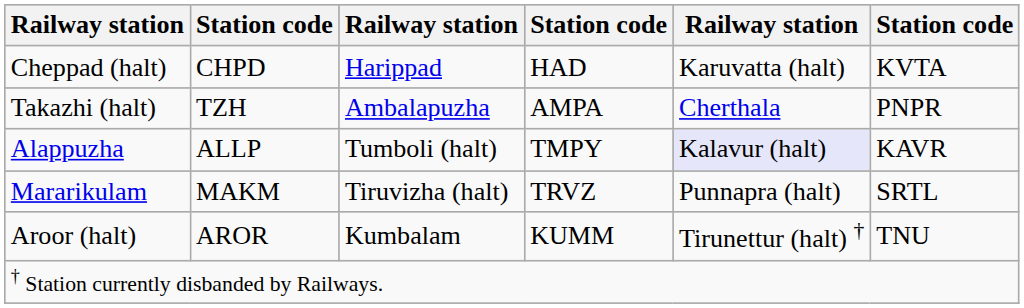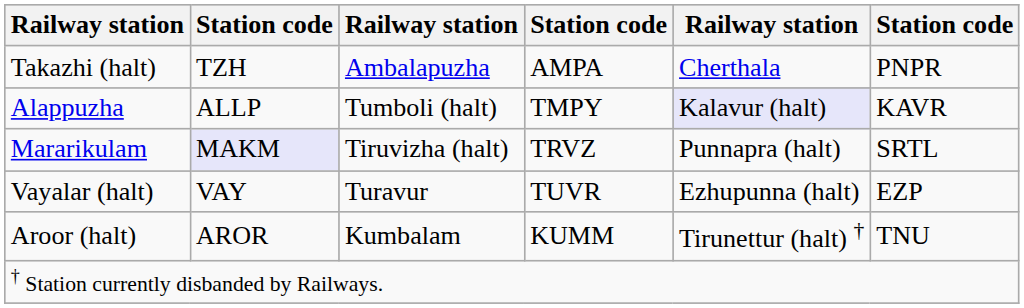- row: (89, 66)
(238, 190) no background -> (238, 149) lavender background
+ row: (82, 190)
